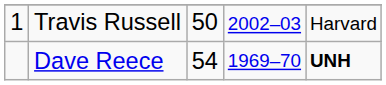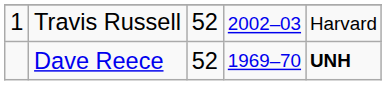(205, 23) 50 -> (205, 23) 52
(205, 60) 54 -> (205, 60) 52
